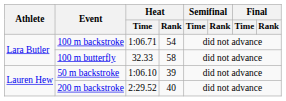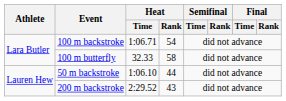(171, 73) 39 -> (171, 73) 44
(171, 88) 40 -> (171, 88) 43
